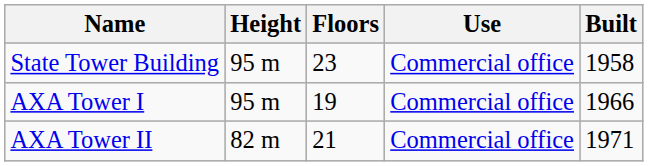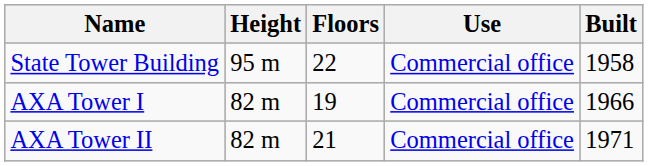(325, 62) 23 -> (325, 62) 22
(255, 101) 95 m -> (255, 101) 82 m
